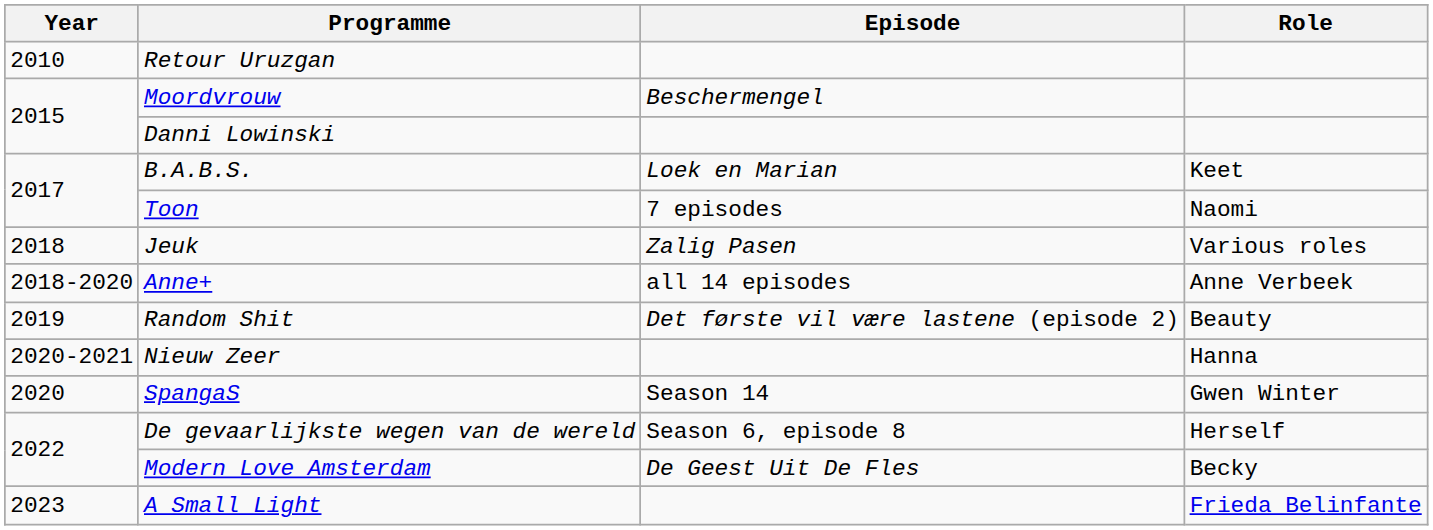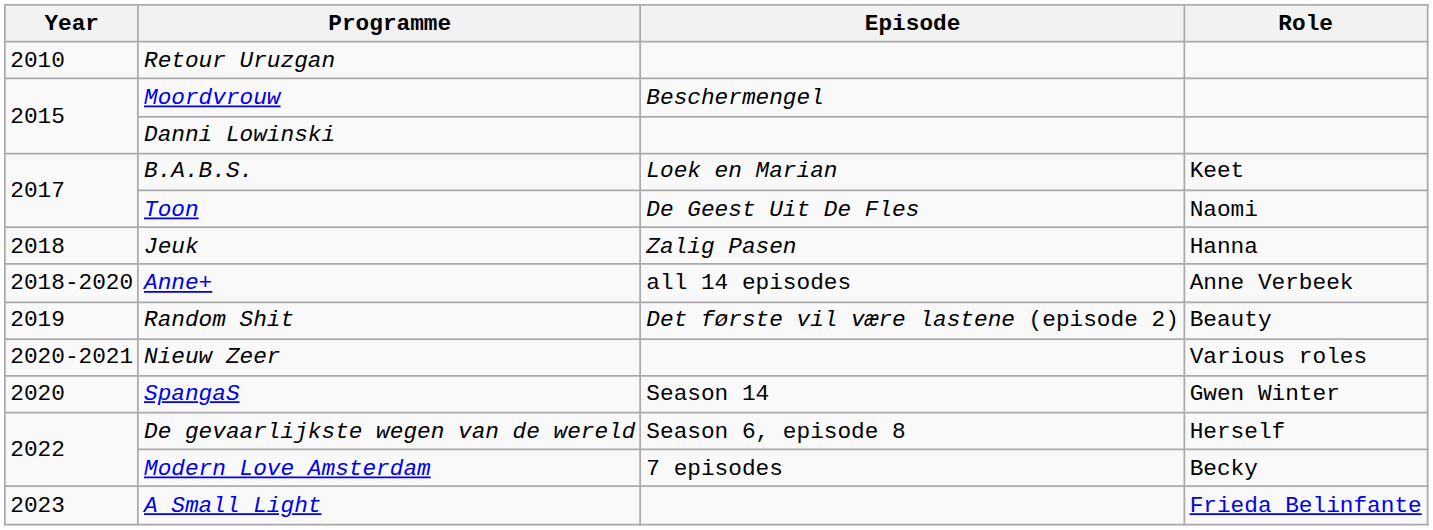(715, 209) 7 episodes -> (783, 209) De Geest Uit De Fles
(1278, 246) Various roles -> (1224, 246) Hanna
(1224, 357) Hanna -> (1278, 357) Various roles
(783, 468) De Geest Uit De Fles -> (715, 468) 7 episodes
